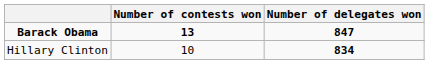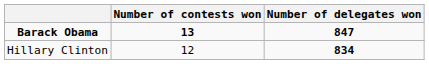(187, 50) 10 -> (187, 50) 12
